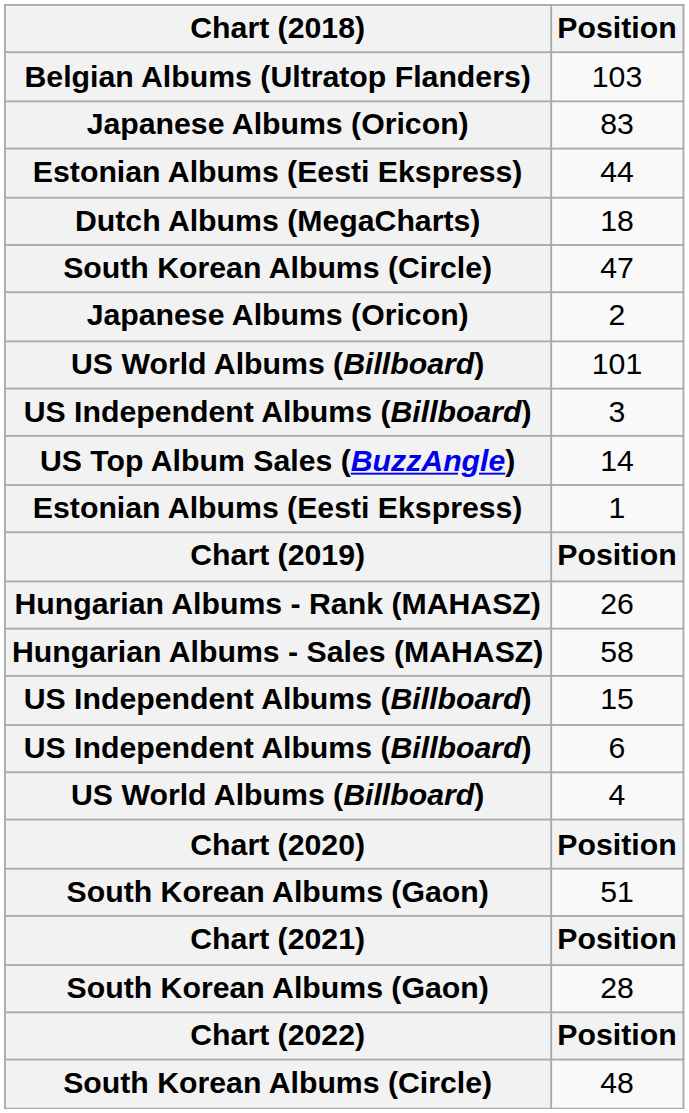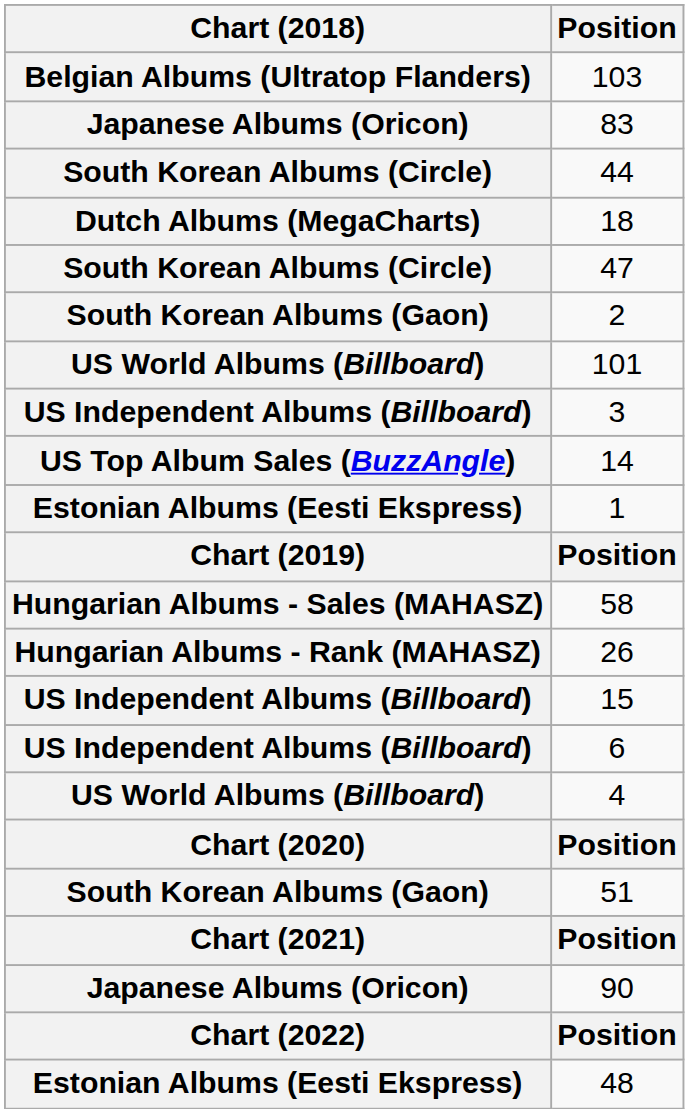(278, 172) Estonian Albums (Eesti Ekspress) -> (278, 172) South Korean Albums (Circle)
(278, 316) Japanese Albums (Oricon) -> (278, 316) South Korean Albums (Gaon)
rows swapped: (617, 603) <-> (617, 651)
+ row: (617, 987)
- row: (617, 987)
(278, 1083) South Korean Albums (Circle) -> (278, 1083) Estonian Albums (Eesti Ekspress)
